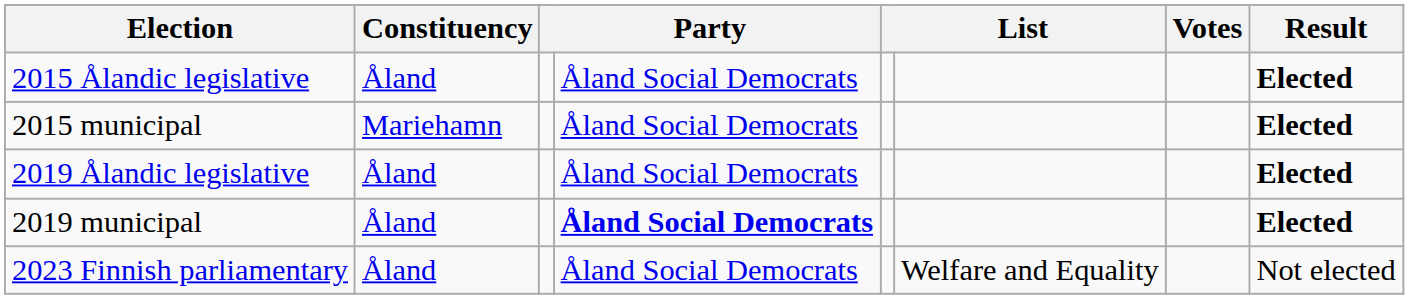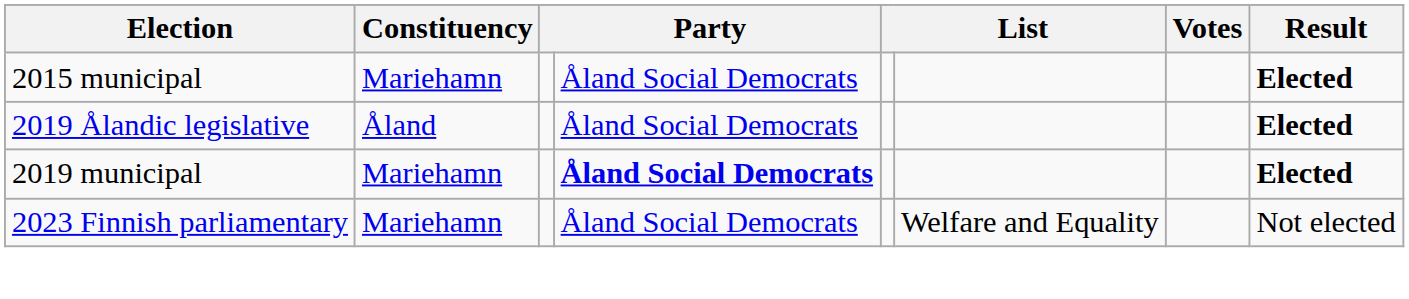- row: (161, 76)
(399, 221) Åland -> (432, 173) Mariehamn
(399, 269) Åland -> (432, 221) Mariehamn
